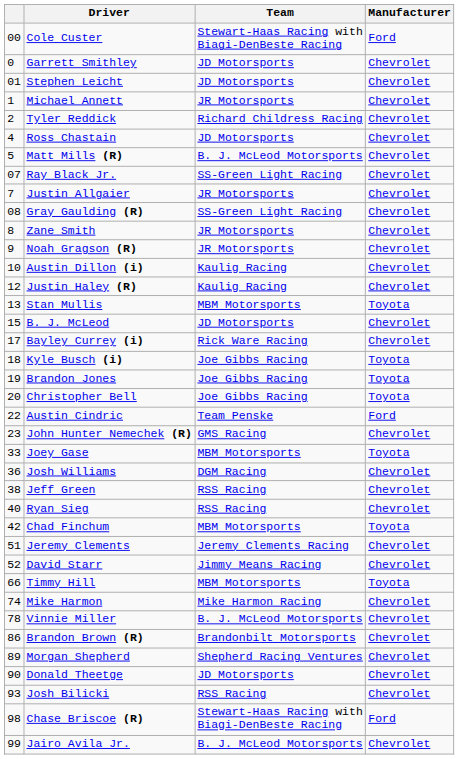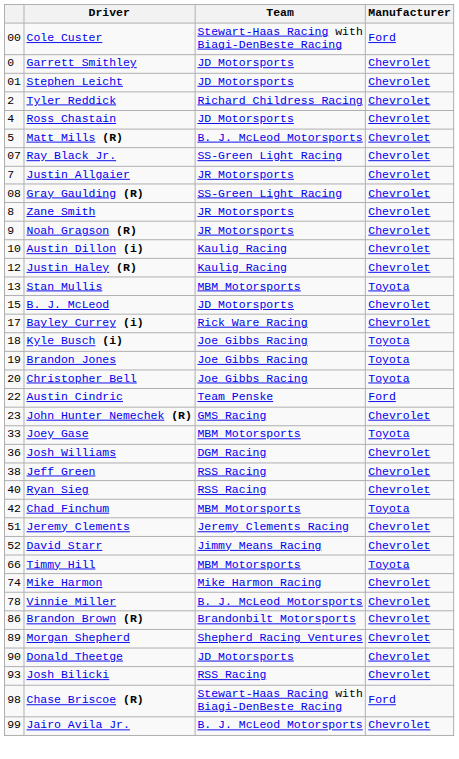- row: (75, 101)
